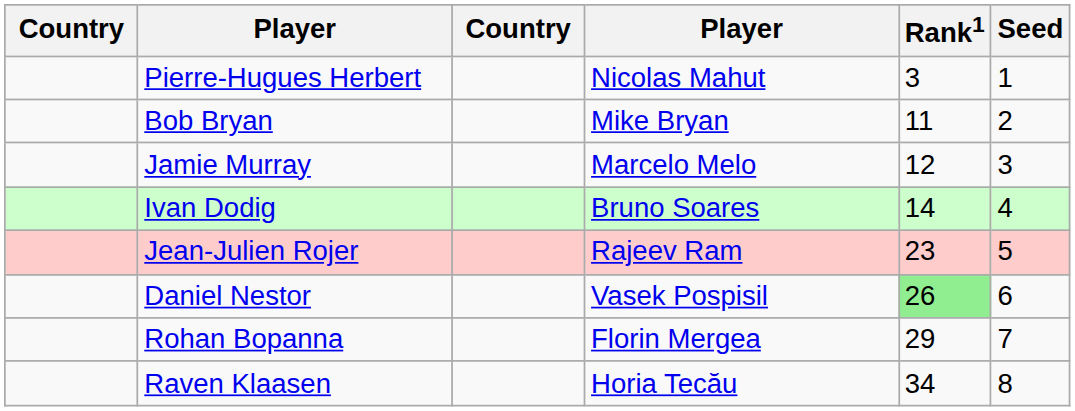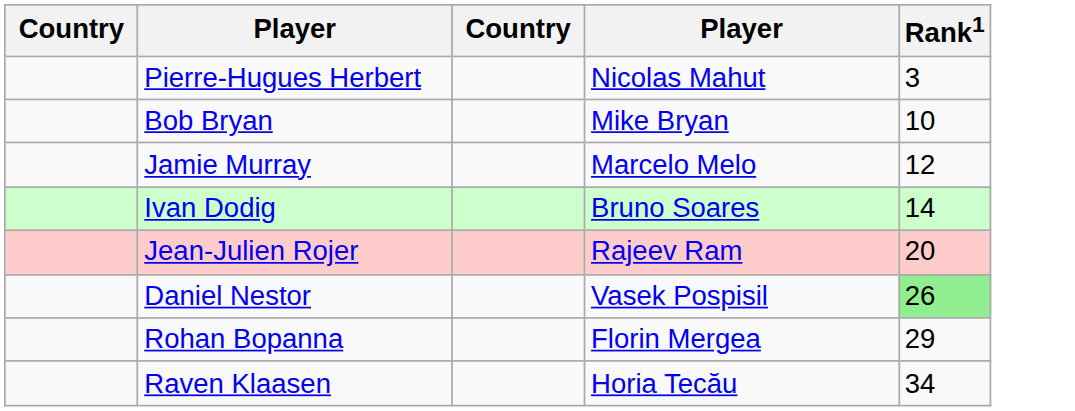- column: (1030, 30)
(919, 121) 11 -> (920, 121) 10
(920, 251) 23 -> (920, 251) 20
